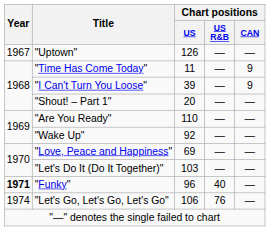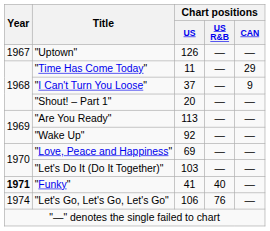(250, 69) 9 -> (250, 69) 29
(190, 85) 39 -> (190, 85) 37
(190, 118) 110 -> (190, 118) 113
(190, 184) 96 -> (190, 184) 41
